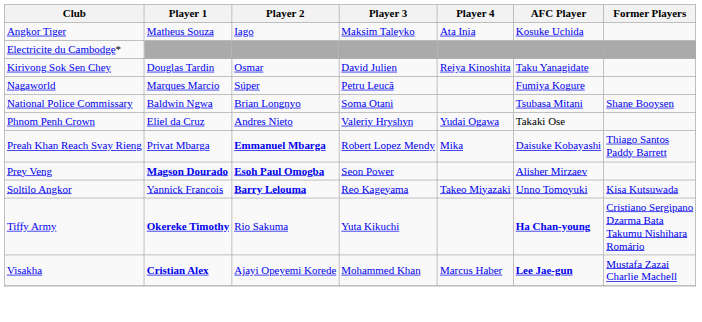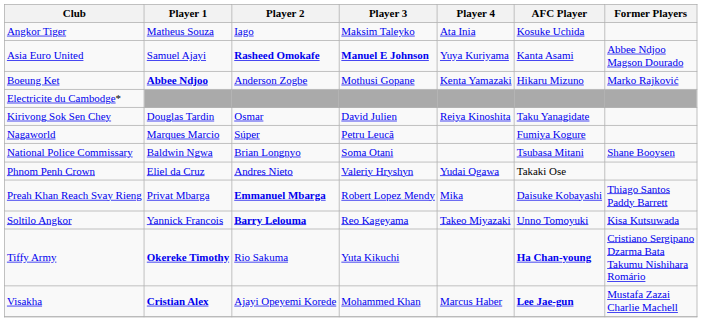+ row: (45, 56)
+ row: (33, 80)
- row: (29, 171)
